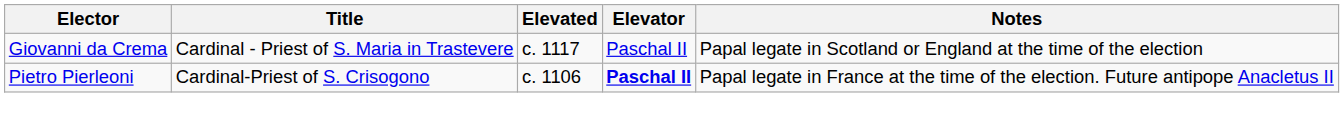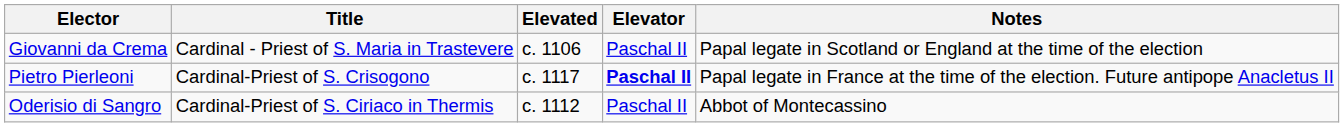(551, 48) c. 1117 -> (552, 48) c. 1106
(552, 77) c. 1106 -> (551, 77) c. 1117
+ row: (85, 106)
